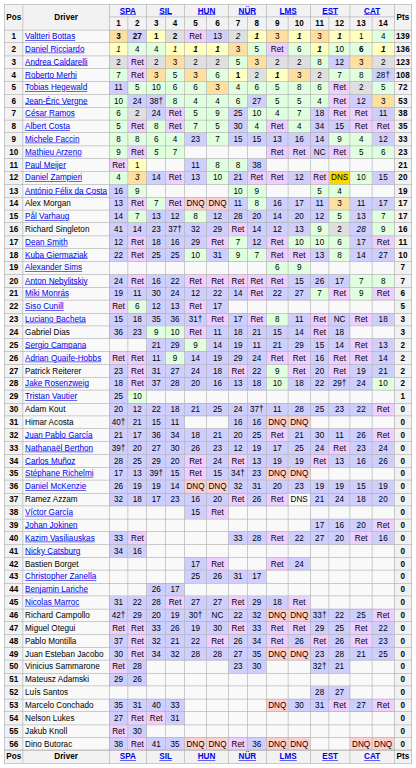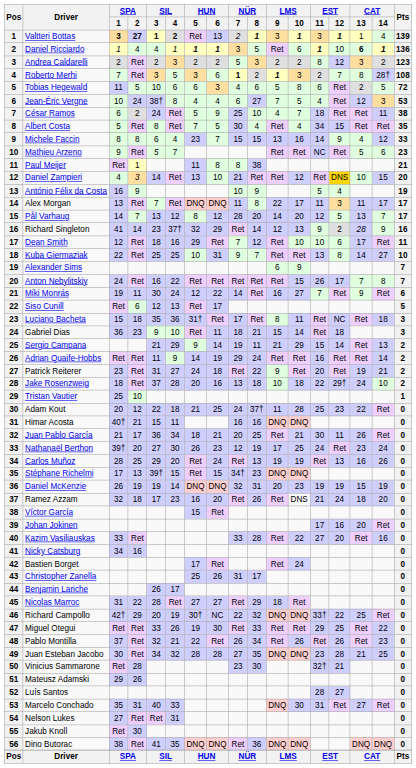(277, 100) 5 -> (277, 100) 7
(277, 203) 16 -> (277, 203) 22
(277, 293) 22 -> (277, 293) 16
